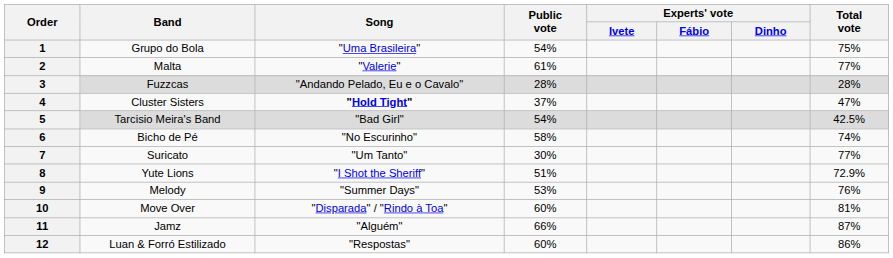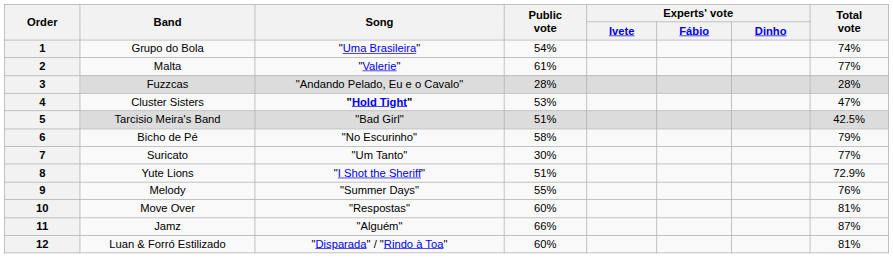(849, 48) 75% -> (849, 48) 74%
(545, 102) 37% -> (545, 102) 53%
(545, 119) 54% -> (545, 119) 51%
(849, 137) 74% -> (849, 137) 79%
(545, 191) 53% -> (545, 191) 55%
(379, 208) "Disparada" / "Rindo à Toa" -> (379, 208) "Respostas"
(379, 244) "Respostas" -> (379, 244) "Disparada" / "Rindo à Toa"
(849, 244) 86% -> (849, 244) 81%
